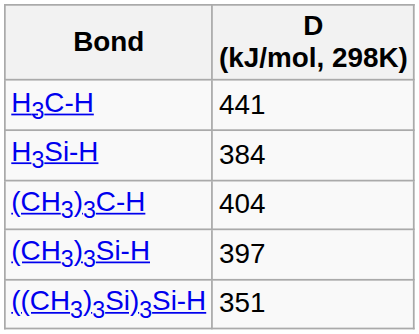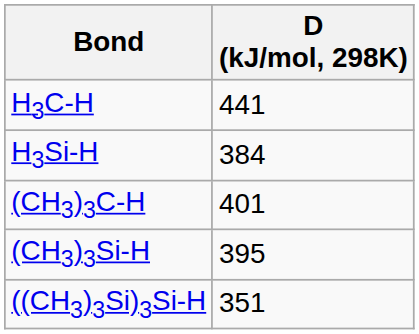(242, 204) 404 -> (242, 204) 401
(242, 253) 397 -> (242, 253) 395
